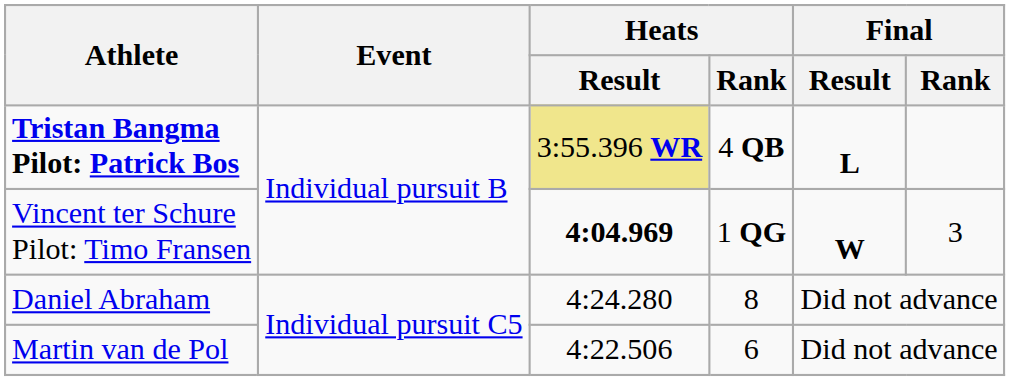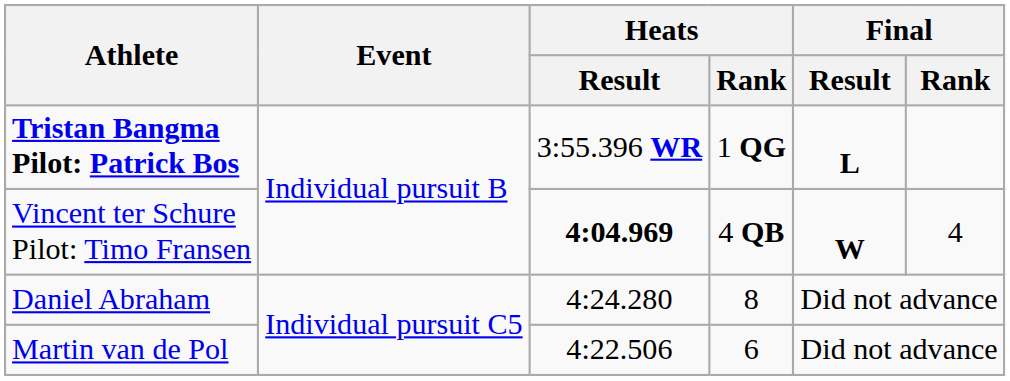(619, 146) khaki background -> (619, 146) no background
(751, 146) 4 QB -> (751, 146) 1 QG
(751, 231) 1 QG -> (751, 231) 4 QB
(955, 231) 3 -> (955, 231) 4
